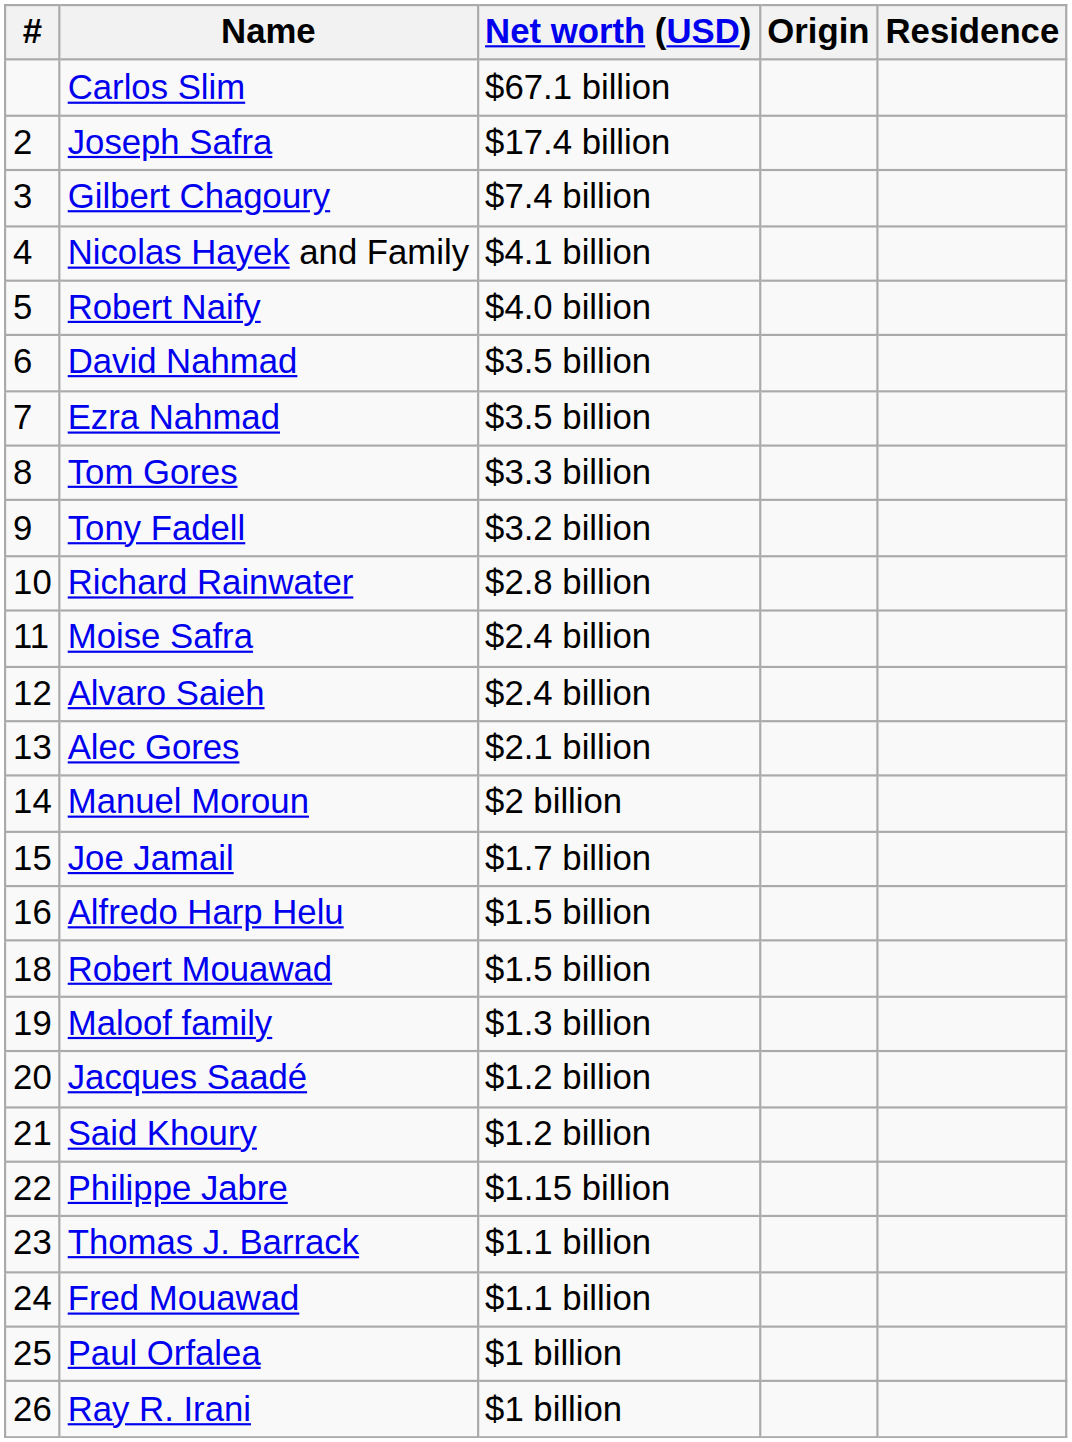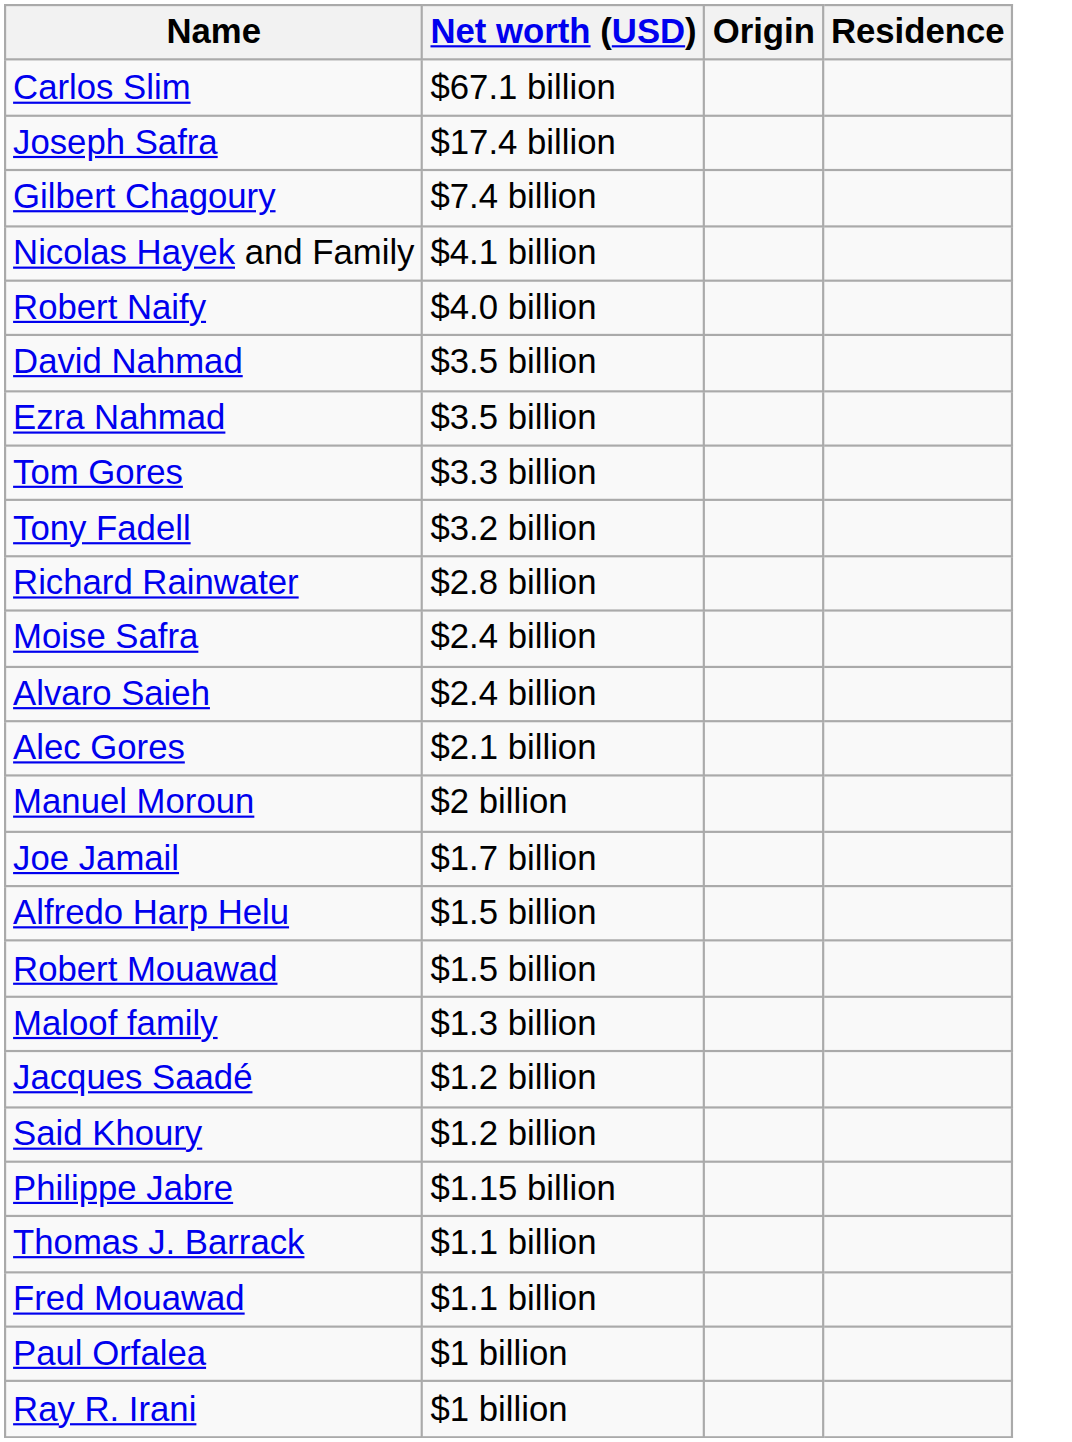- column: (32, 32)
